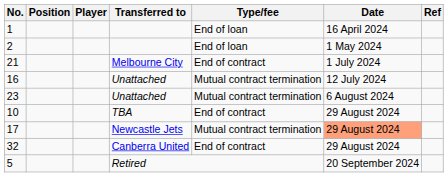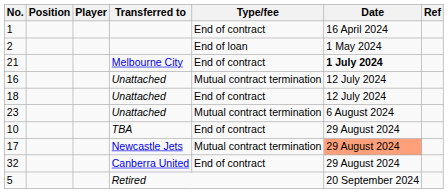(221, 29) End of loan -> (230, 29) End of contract
(353, 63) normal -> (355, 63) bold
+ row: (13, 96)
